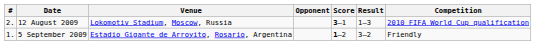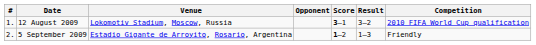(10, 22) 2. -> (10, 22) 1.
(365, 22) 1–3 -> (365, 22) 3–2
(10, 34) 1. -> (10, 34) 2.
(365, 34) 3–2 -> (365, 34) 1–3
